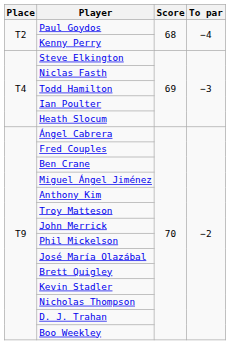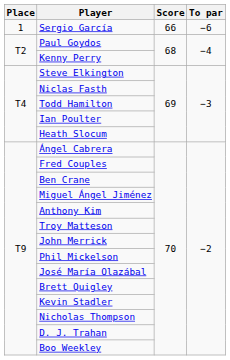+ row: (76, 27)
